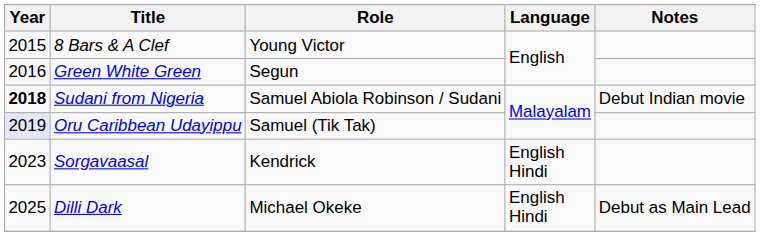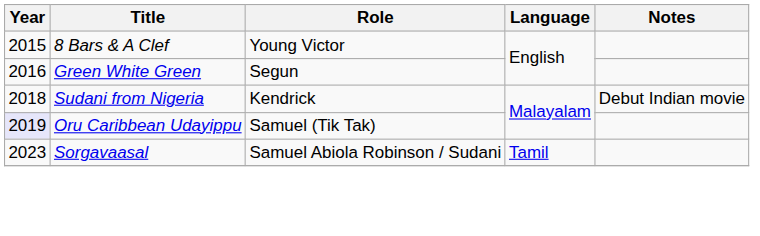(27, 98) bold -> (27, 98) normal
(375, 98) Samuel Abiola Robinson / Sudani -> (282, 98) Kendrick
(282, 161) Kendrick -> (375, 152) Samuel Abiola Robinson / Sudani
(537, 161) English Hindi -> (529, 152) Tamil
- row: (88, 207)
